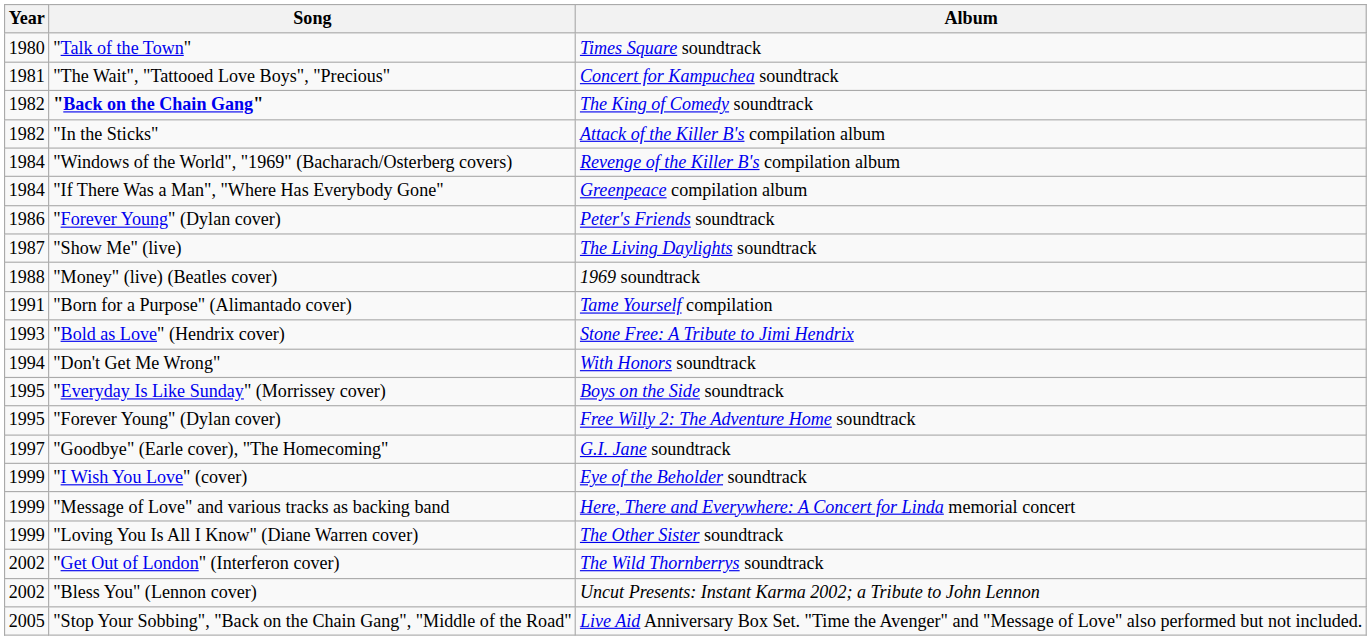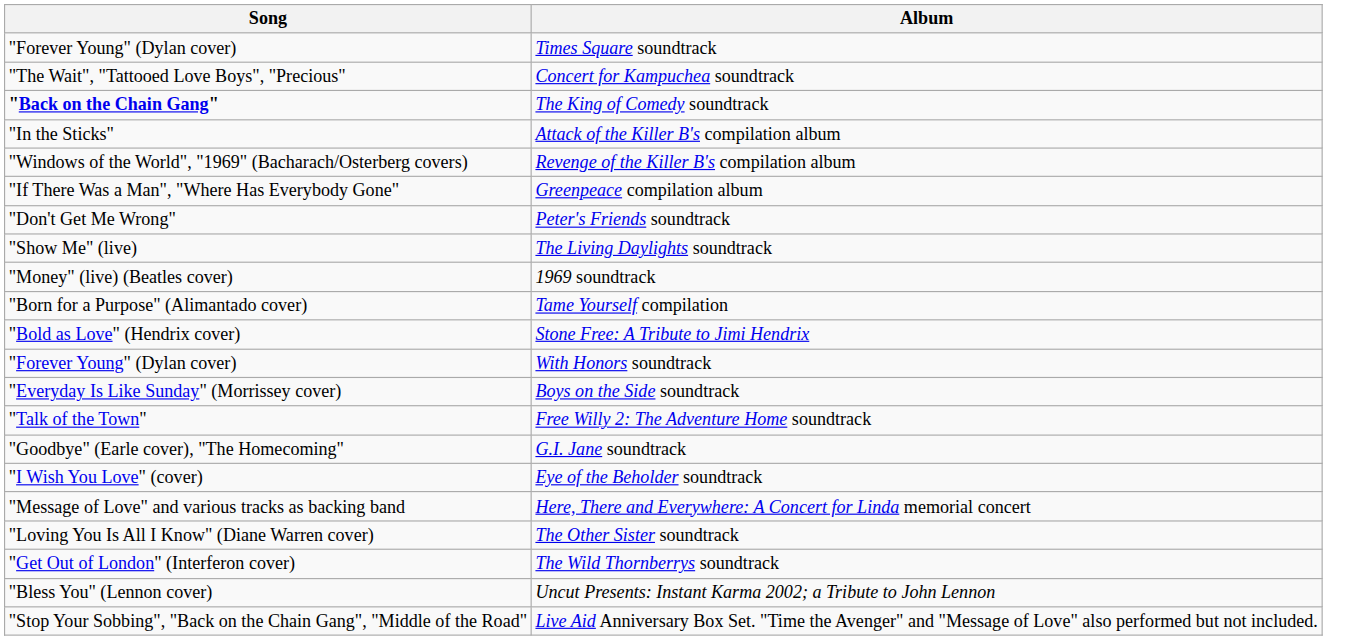- column: (27, 18)
(122, 47) "Talk of the Town" -> (123, 47) "Forever Young" (Dylan cover)
(167, 219) "Forever Young" (Dylan cover) -> (92, 219) "Don't Get Me Wrong"
(137, 362) "Don't Get Me Wrong" -> (123, 362) "Forever Young" (Dylan cover)
(167, 420) "Forever Young" (Dylan cover) -> (78, 420) "Talk of the Town"
